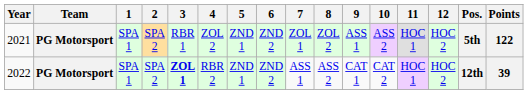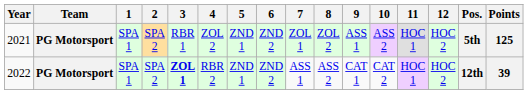(504, 39) 122 -> (504, 39) 125
